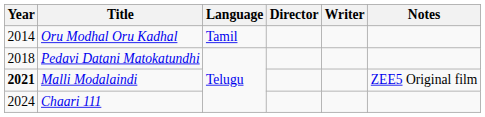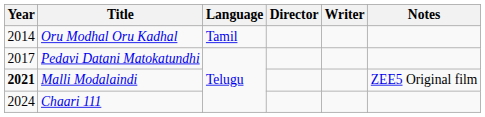(21, 58) 2018 -> (21, 58) 2017
